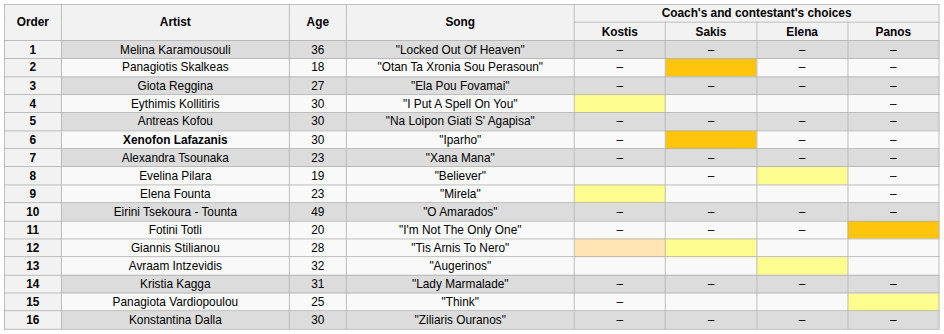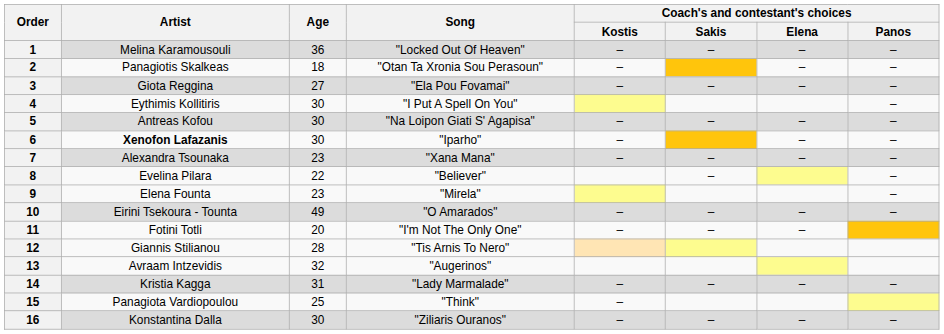(318, 176) 19 -> (318, 176) 22
